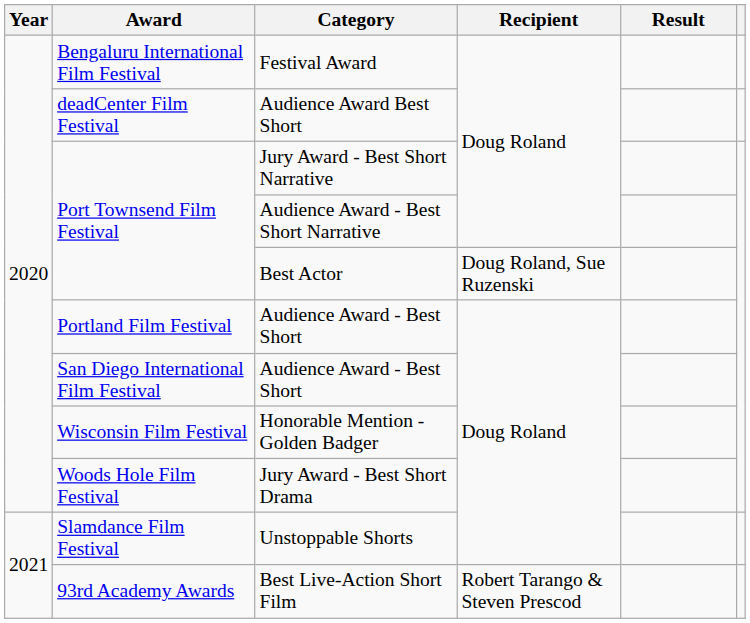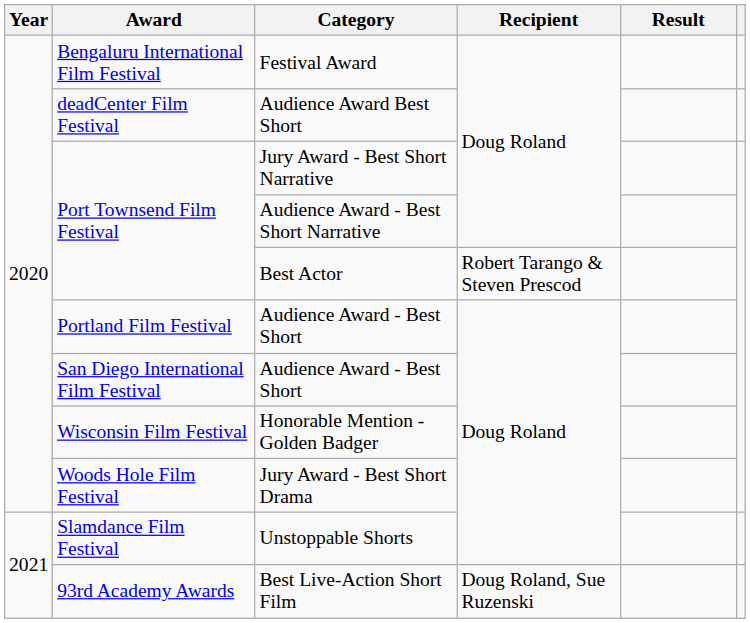(533, 273) Doug Roland, Sue Ruzenski -> (532, 273) Robert Tarango & Steven Prescod
(532, 591) Robert Tarango & Steven Prescod -> (533, 591) Doug Roland, Sue Ruzenski
